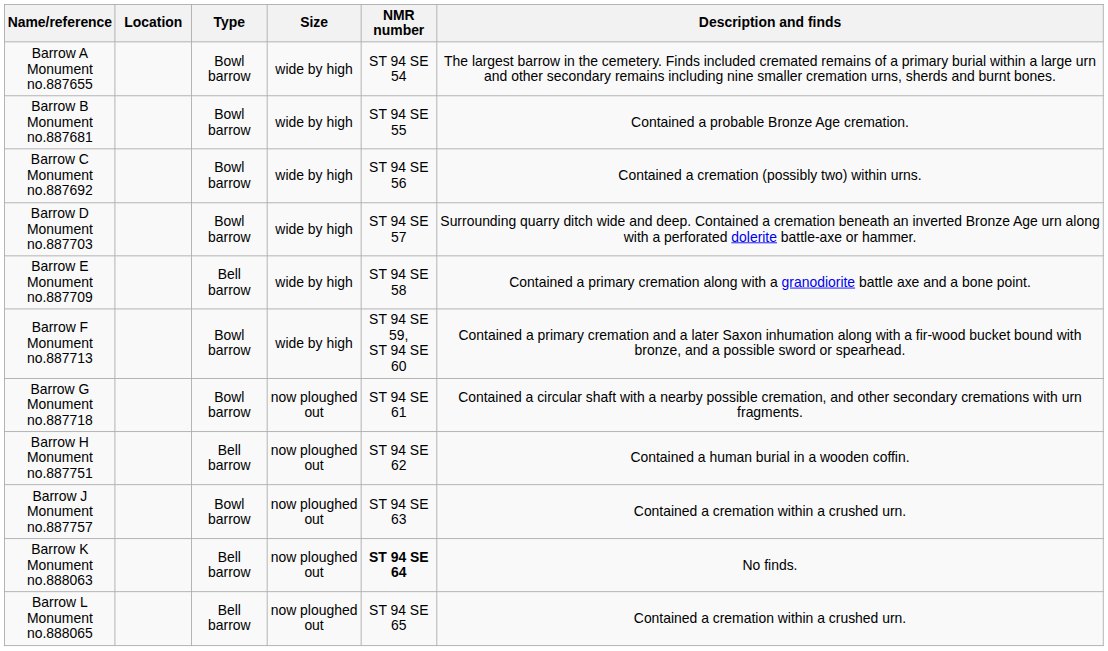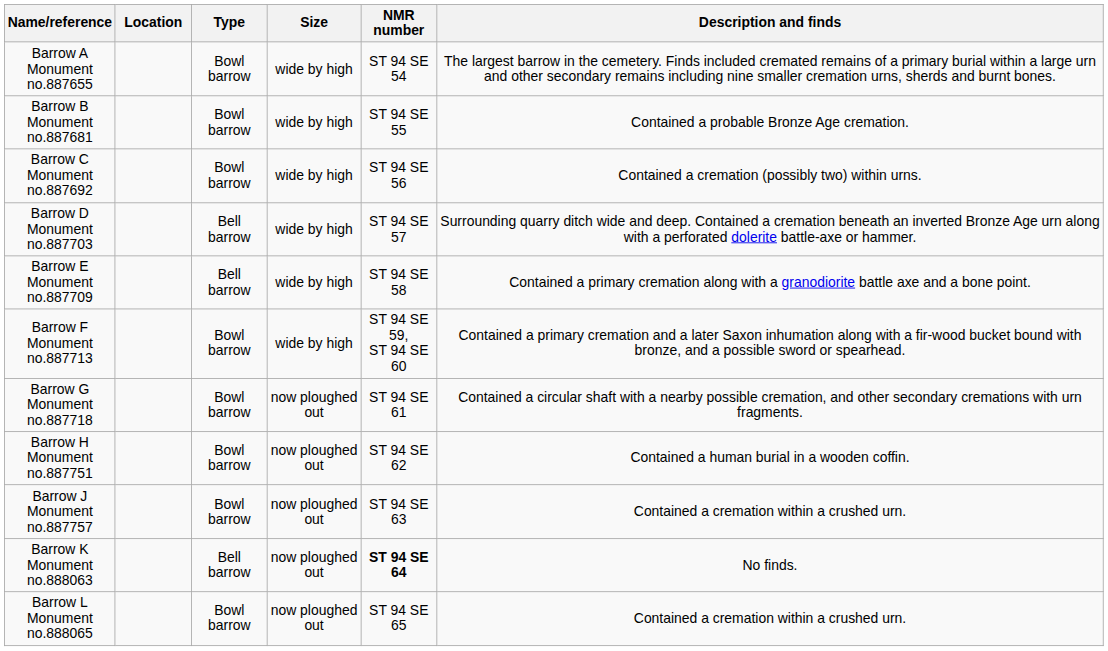(229, 229) Bowl barrow -> (229, 229) Bell barrow
(229, 458) Bell barrow -> (229, 458) Bowl barrow
(229, 618) Bell barrow -> (229, 618) Bowl barrow
